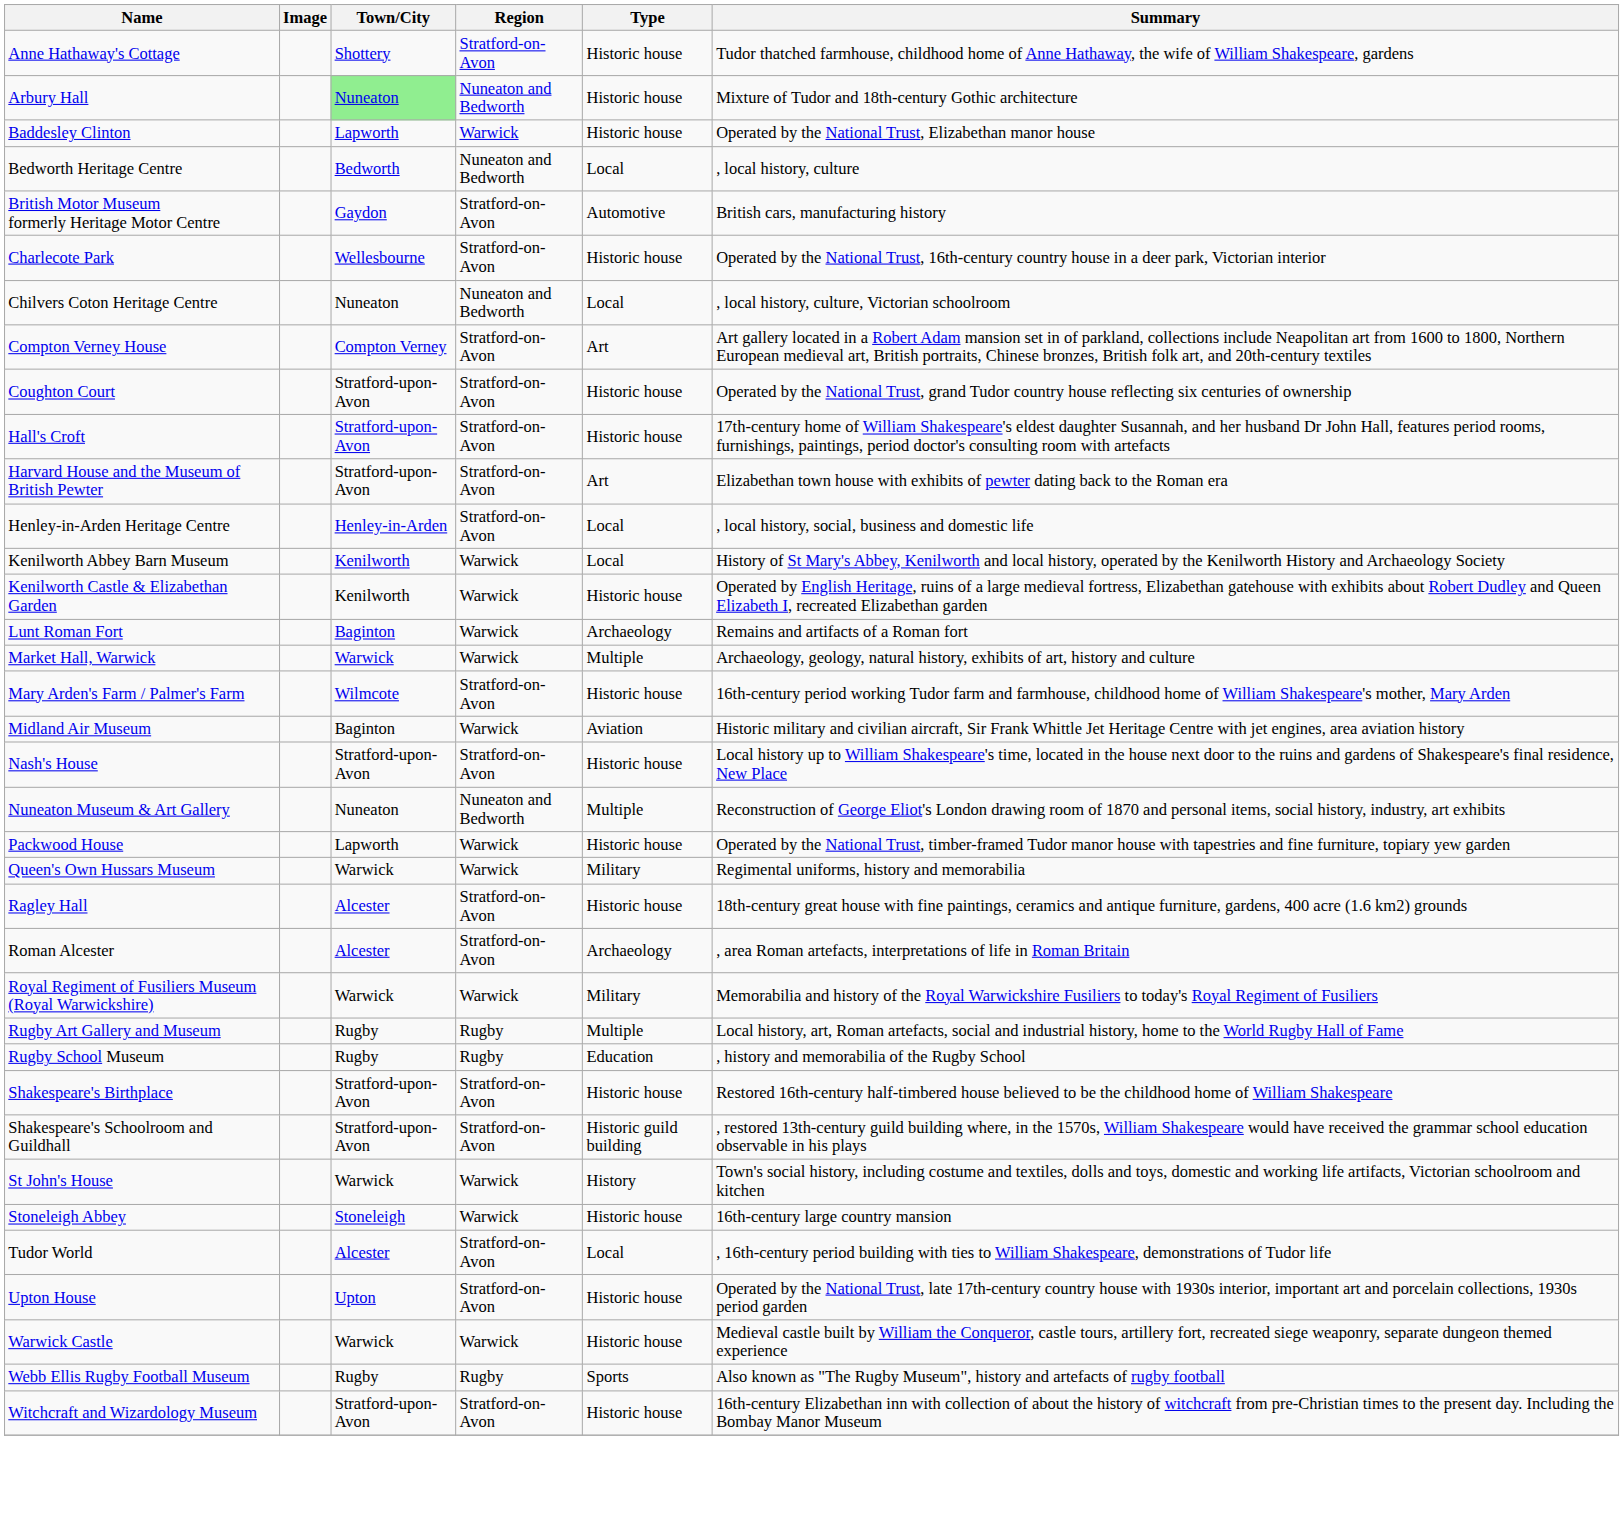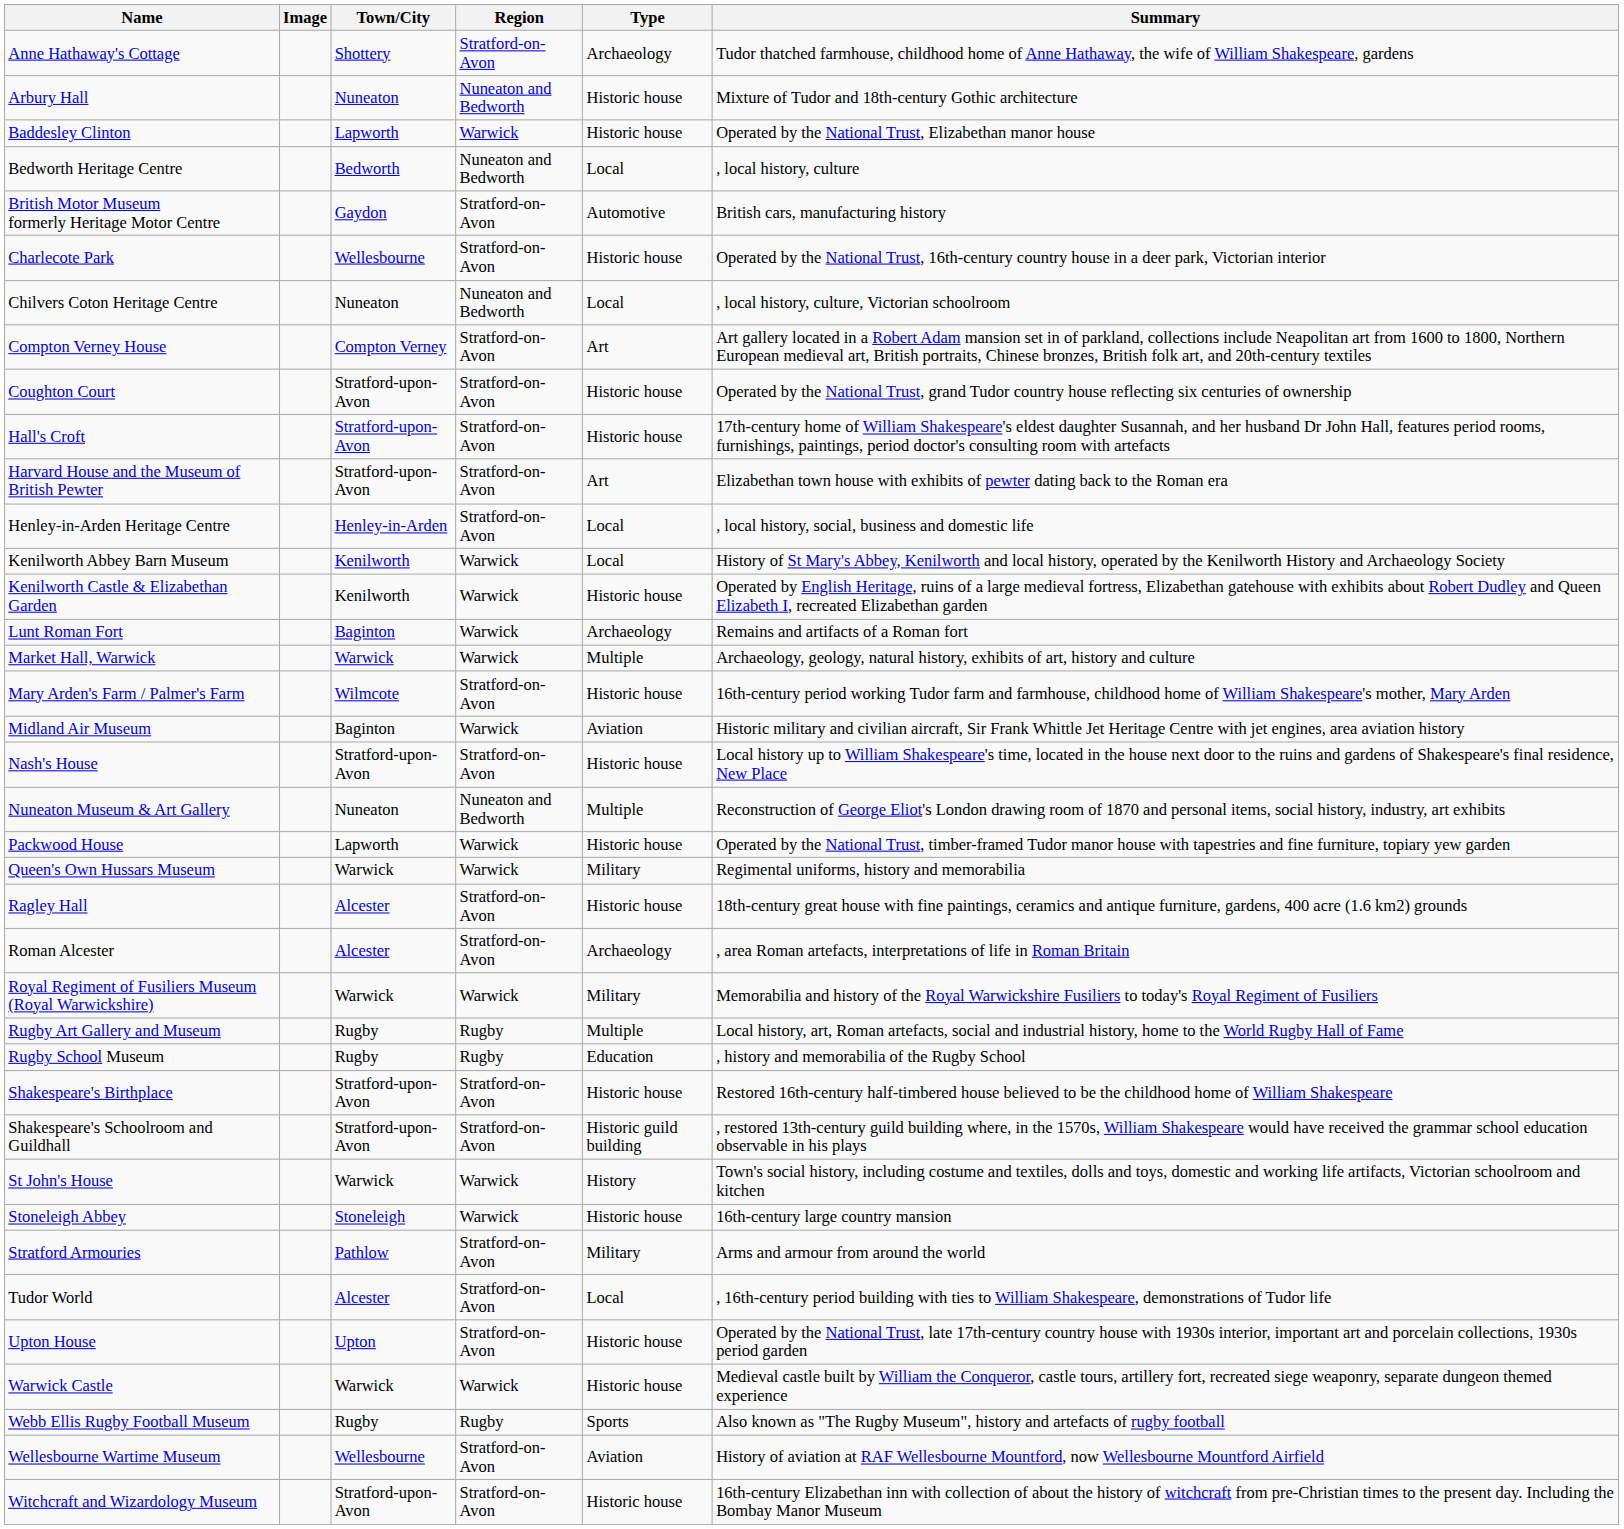(634, 52) Historic house -> (629, 52) Archaeology
(367, 97) lightgreen background -> (367, 97) no background
+ row: (74, 1252)
+ row: (114, 1457)
